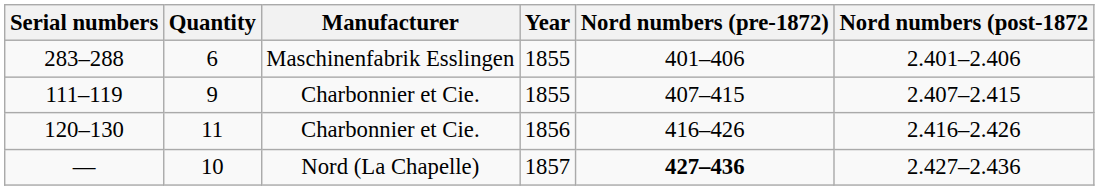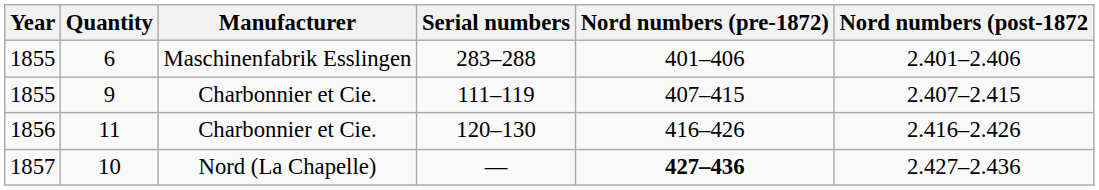columns swapped: (547, 22) <-> (84, 22)
